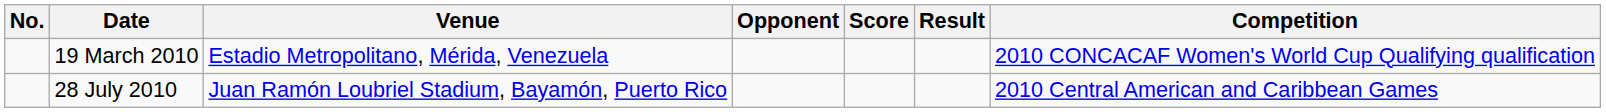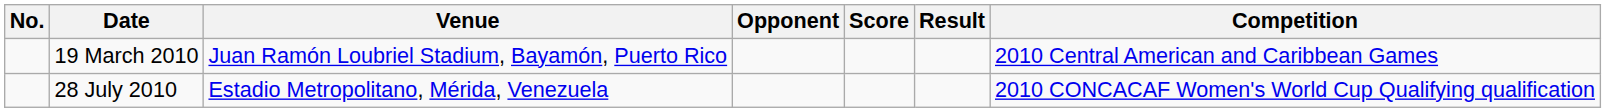(408, 55) Estadio Metropolitano, Mérida, Venezuela -> (468, 55) Juan Ramón Loubriel Stadium, Bayamón, Puerto Rico
(1295, 55) 2010 CONCACAF Women's World Cup Qualifying qualification -> (1217, 55) 2010 Central American and Caribbean Games
(468, 90) Juan Ramón Loubriel Stadium, Bayamón, Puerto Rico -> (408, 90) Estadio Metropolitano, Mérida, Venezuela
(1217, 90) 2010 Central American and Caribbean Games -> (1295, 90) 2010 CONCACAF Women's World Cup Qualifying qualification
